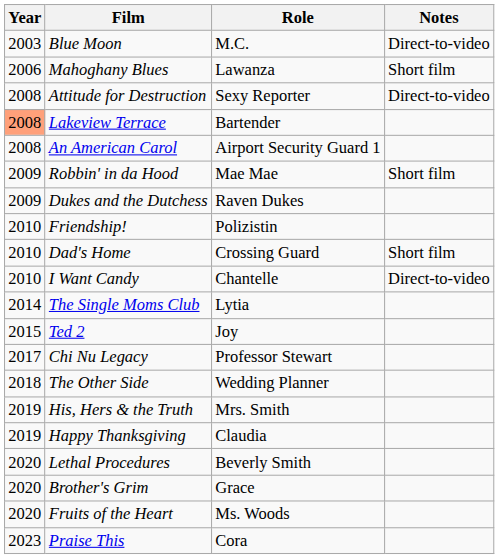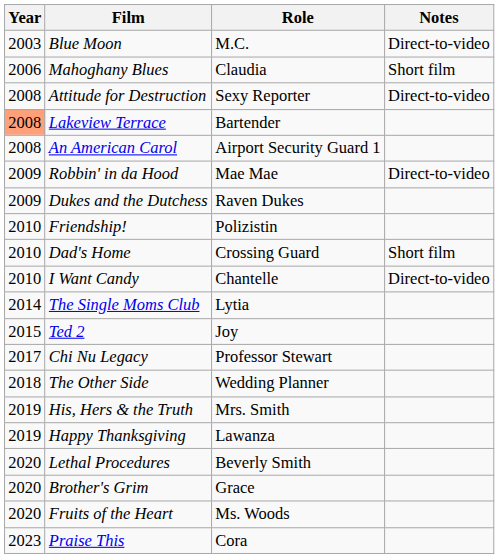(245, 69) Lawanza -> (241, 69) Claudia
(422, 174) Short film -> (439, 174) Direct-to-video
(241, 435) Claudia -> (245, 435) Lawanza
